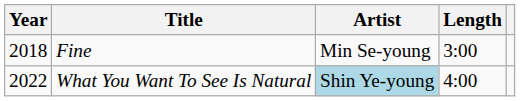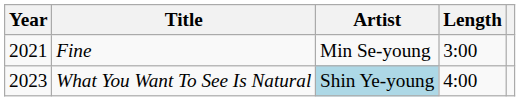(28, 50) 2018 -> (28, 50) 2021
(28, 80) 2022 -> (28, 80) 2023
